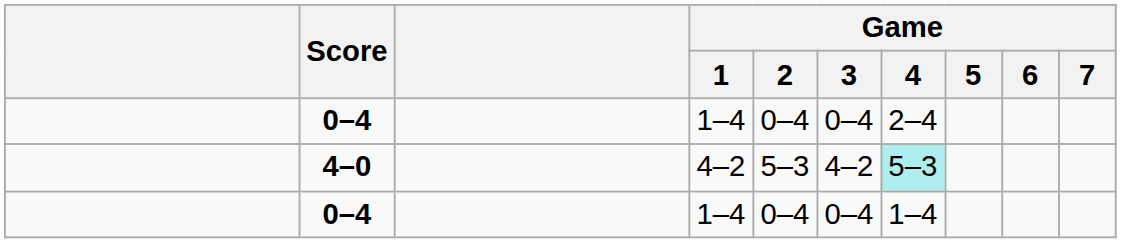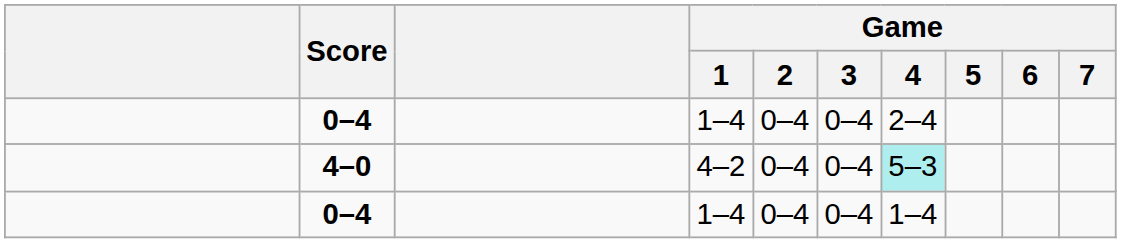(785, 167) 5–3 -> (785, 167) 0–4
(849, 167) 4–2 -> (849, 167) 0–4
